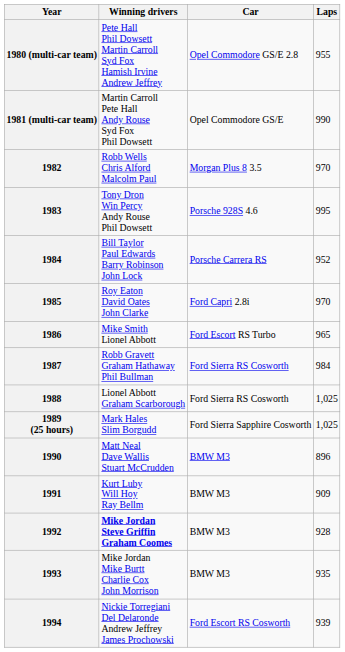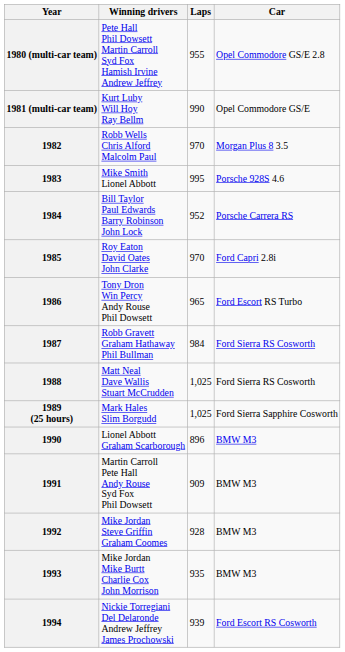columns swapped: (251, 12) <-> (327, 12)
(130, 120) Martin Carroll Pete Hall Andy Rouse Syd Fox Phil Dowsett -> (122, 109) Kurt Luby Will Hoy Ray Bellm
(127, 211) Tony Dron Win Percy Andy Rouse Phil Dowsett -> (129, 178) Mike Smith Lionel Abbott
(129, 334) Mike Smith Lionel Abbott -> (127, 301) Tony Dron Win Percy Andy Rouse Phil Dowsett
(143, 398) Lionel Abbott Graham Scarborough -> (138, 382) Matt Neal Dave Wallis Stuart McCrudden
(138, 457) Matt Neal Dave Wallis Stuart McCrudden -> (143, 440) Lionel Abbott Graham Scarborough
(122, 494) Kurt Luby Will Hoy Ray Bellm -> (130, 483) Martin Carroll Pete Hall Andy Rouse Syd Fox Phil Dowsett
(137, 531) bold -> (134, 531) normal
